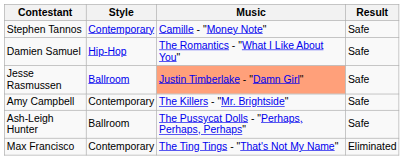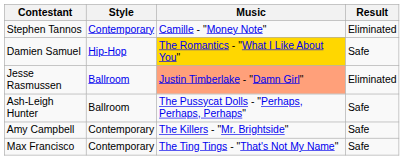(359, 29) Safe -> (372, 29) Eliminated
(241, 51) no background -> (241, 51) gold background
(359, 79) Safe -> (372, 79) Eliminated
rows swapped: (30, 124) <-> (41, 102)
(372, 146) Eliminated -> (359, 146) Safe
